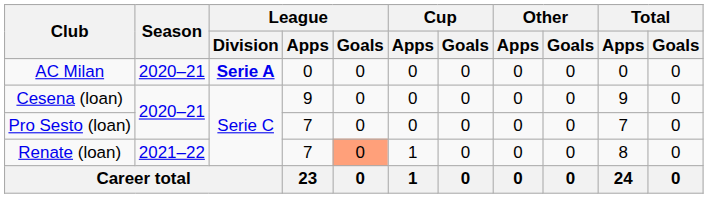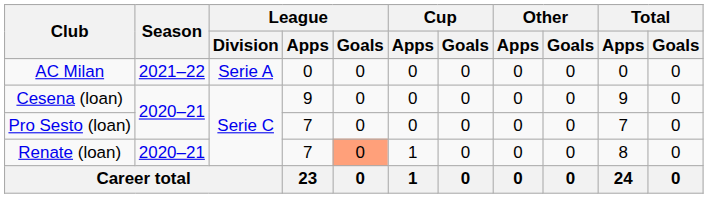(172, 71) 2020–21 -> (172, 71) 2021–22
(246, 71) bold -> (246, 71) normal
(172, 152) 2021–22 -> (172, 152) 2020–21
